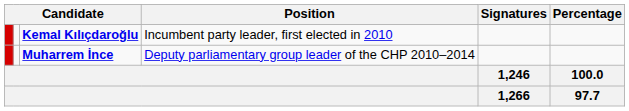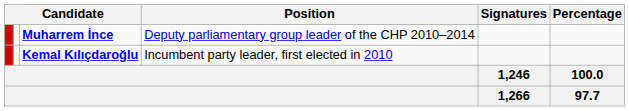rows swapped: (80, 34) <-> (68, 55)
